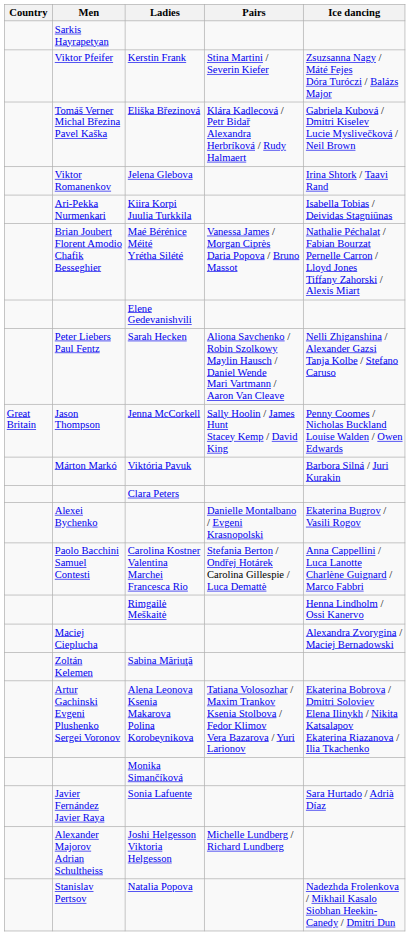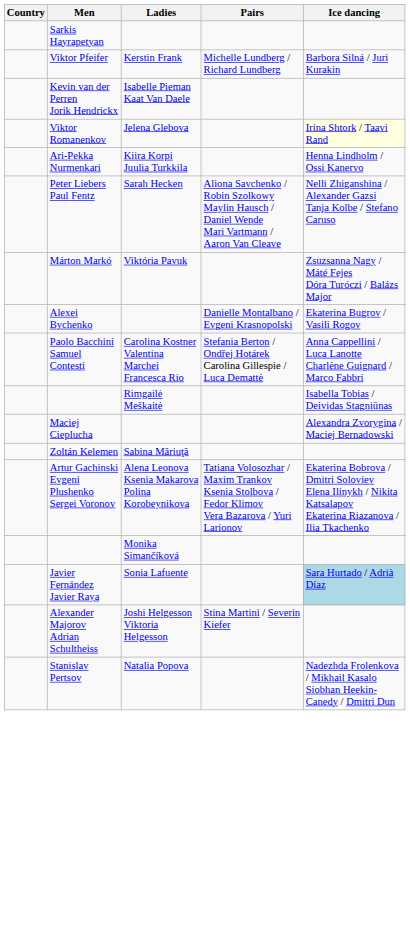(238, 64) Stina Martini / Severin Kiefer -> (247, 64) Michelle Lundberg / Richard Lundberg
(352, 76) Zsuzsanna Nagy / Máté Fejes Dóra Turóczi / Balázs Major -> (347, 64) Barbora Silná / Juri Kurakin
+ row: (84, 98)
- row: (87, 122)
(347, 180) no background -> (347, 133) lightyellow background
(349, 209) Isabella Tobias / Deividas Stagniūnas -> (344, 161) Henna Lindholm / Ossi Kanervo
- row: (88, 249)
- row: (89, 314)
- row: (77, 419)
(347, 471) Barbora Silná / Juri Kurakin -> (352, 278) Zsuzsanna Nagy / Máté Fejes Dóra Turóczi / Balázs Major
- row: (89, 494)
(345, 609) Henna Lindholm / Ossi Kanervo -> (349, 400) Isabella Tobias / Deividas Stagniūnas
(350, 800) no background -> (350, 578) lightblue background
(250, 840) Michelle Lundberg / Richard Lundberg -> (252, 619) Stina Martini / Severin Kiefer
